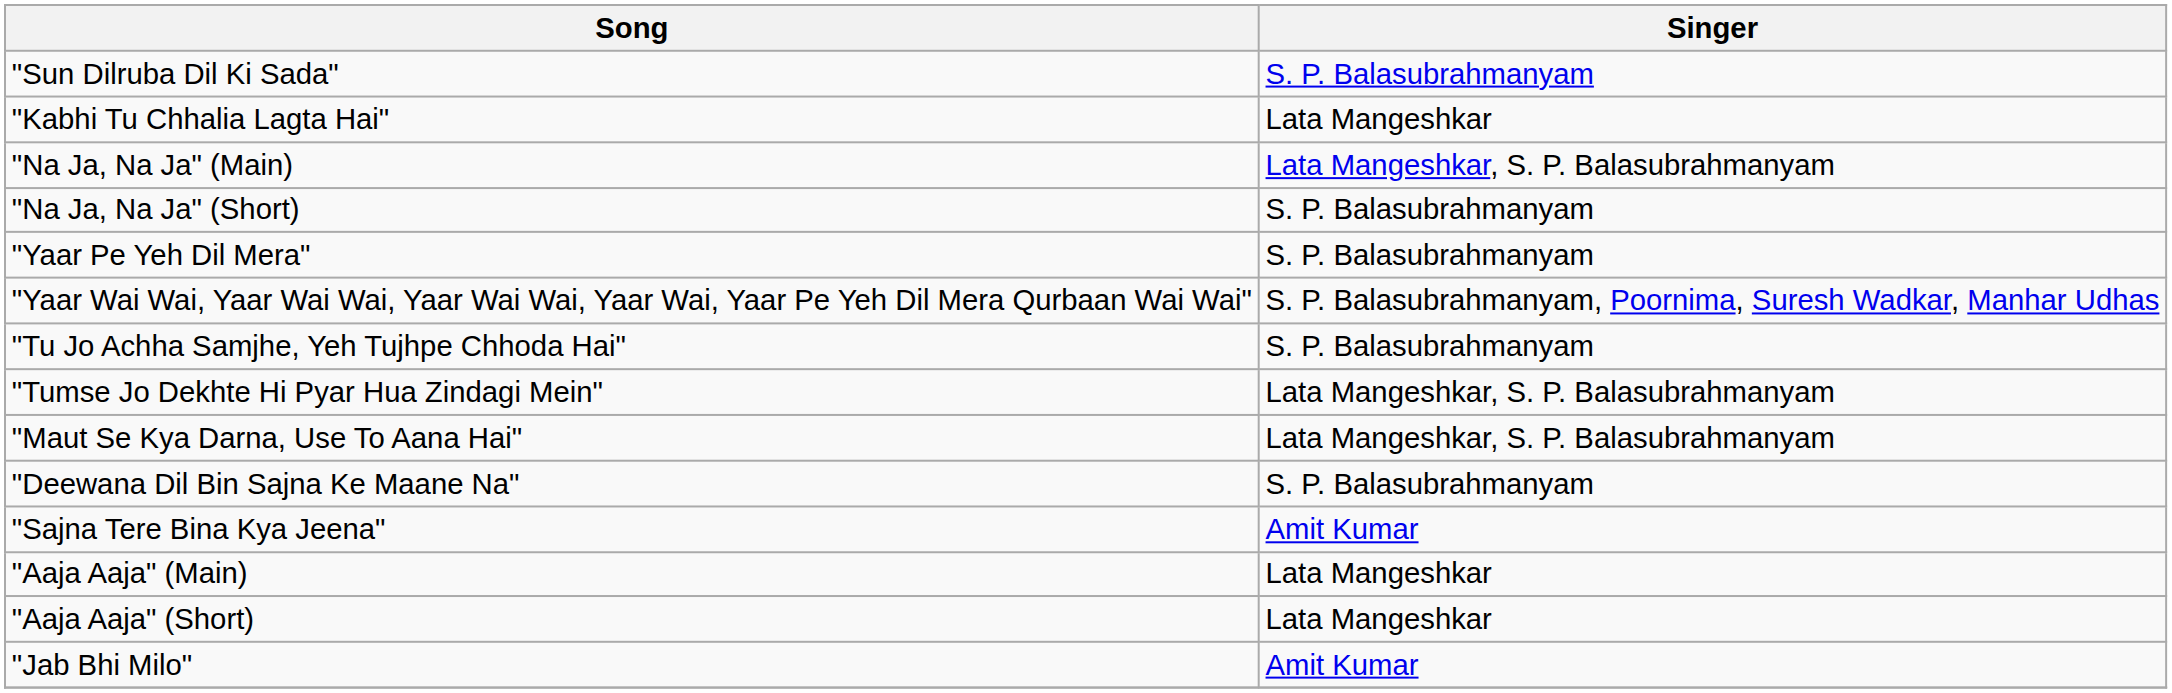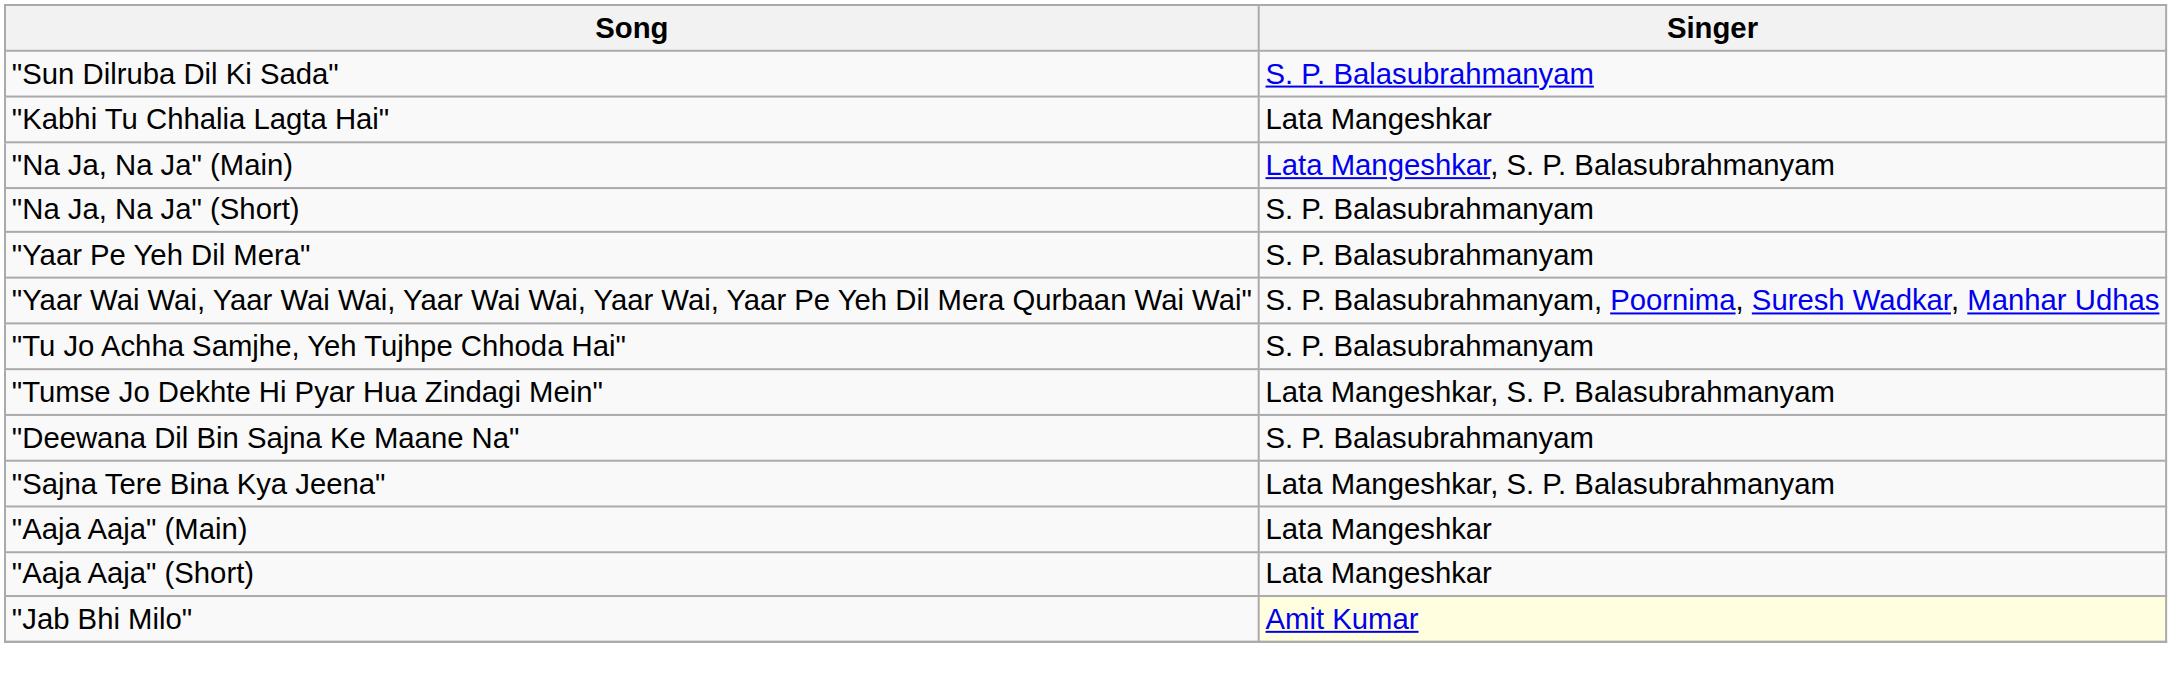- row: (267, 437)
(1342, 528) Amit Kumar -> (1550, 483) Lata Mangeshkar, S. P. Balasubrahmanyam
(1342, 665) no background -> (1342, 619) lightyellow background
